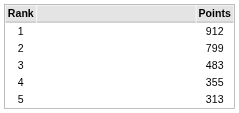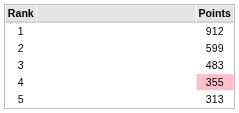(215, 48) 799 -> (215, 48) 599
(215, 82) no background -> (215, 82) pink background
